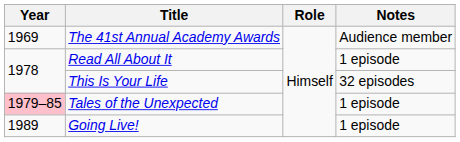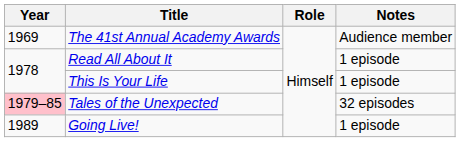(377, 81) 32 episodes -> (369, 81) 1 episode
(369, 103) 1 episode -> (377, 103) 32 episodes
